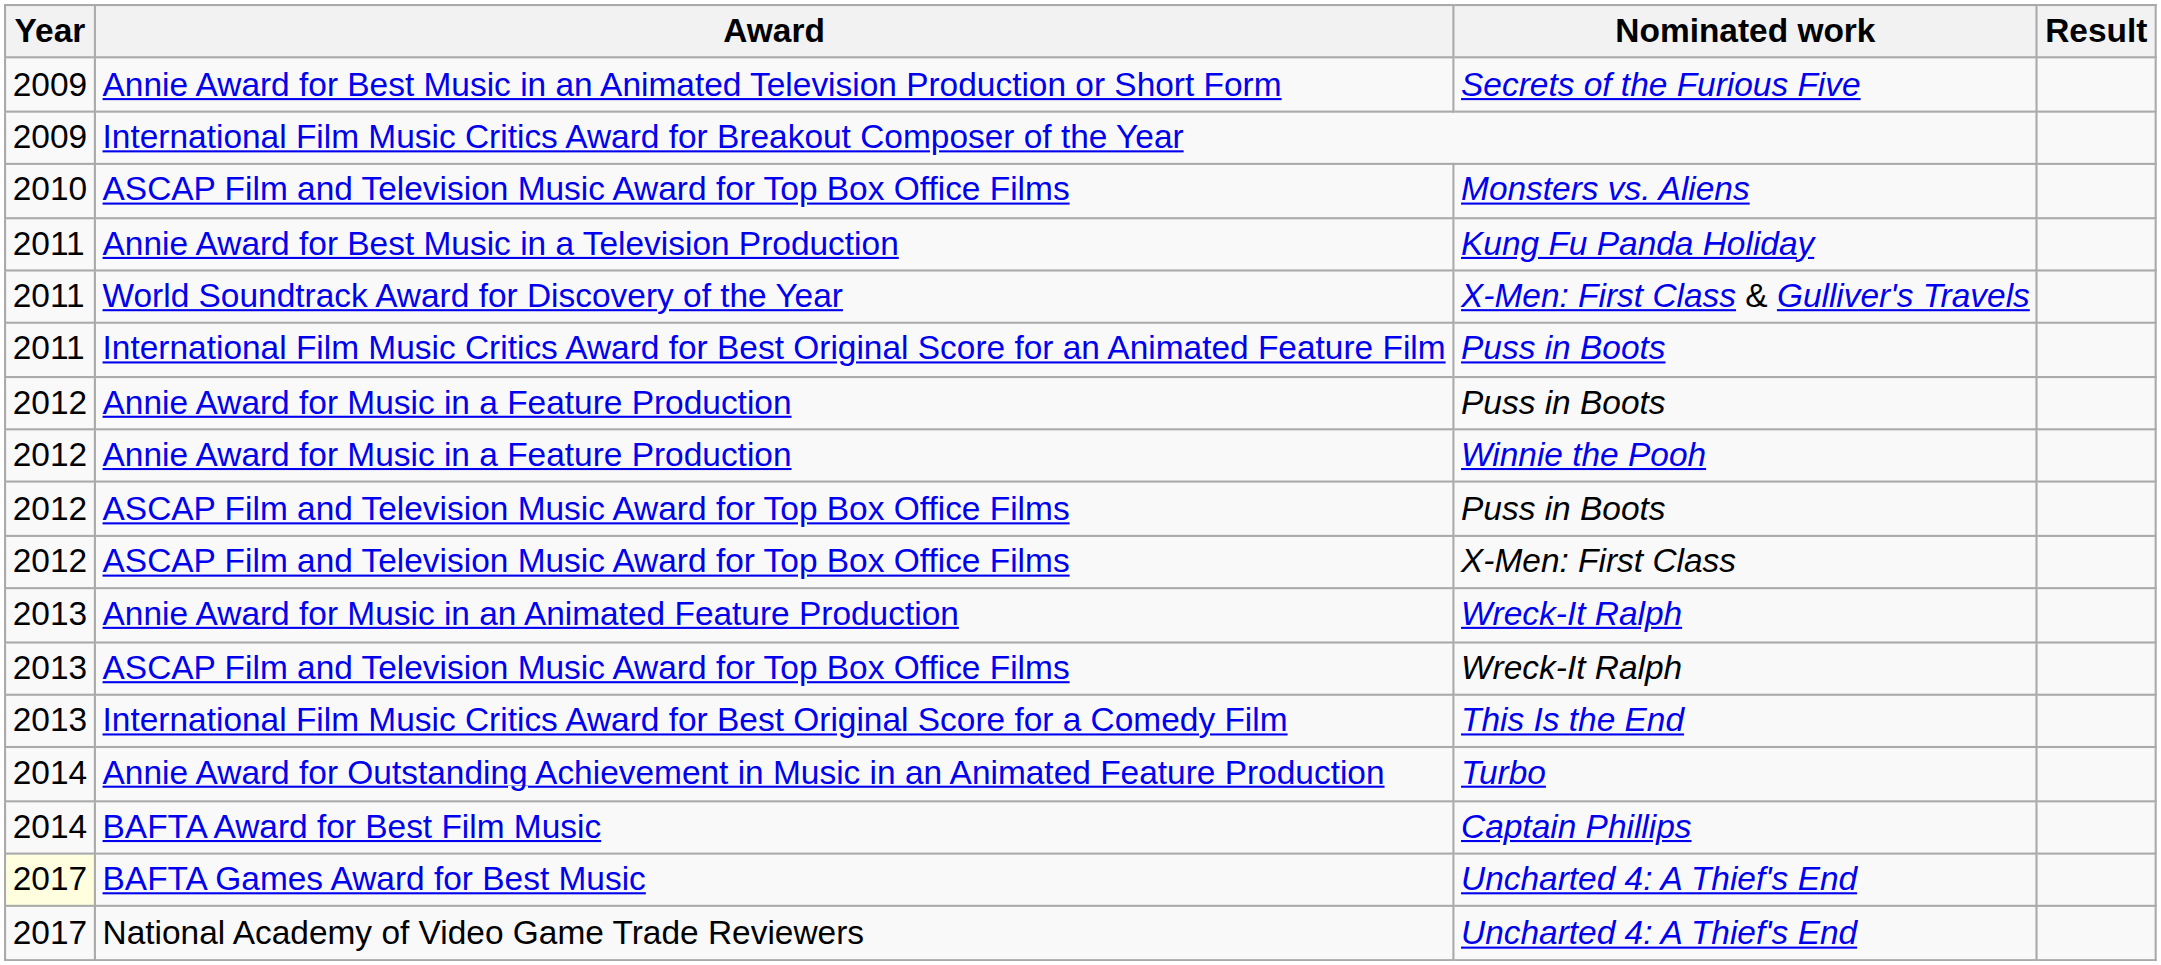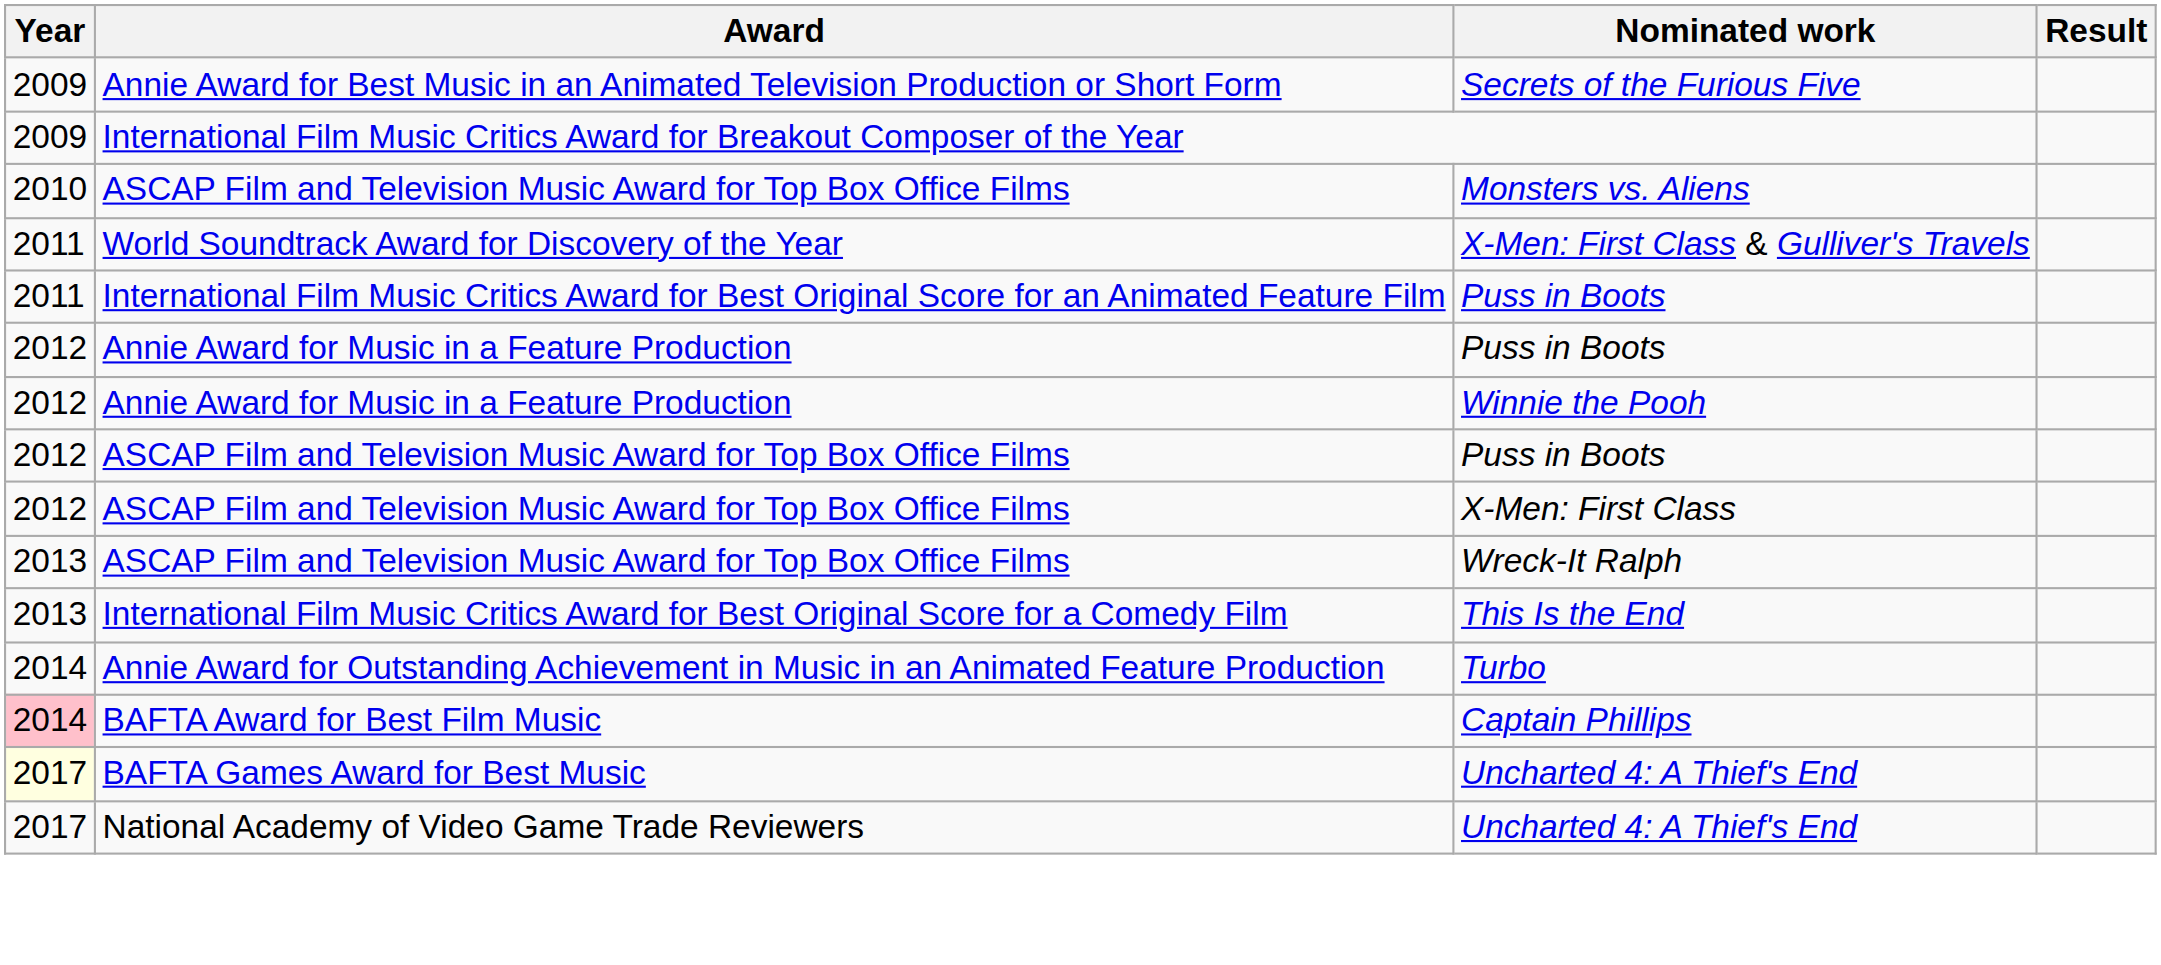- row: (501, 243)
- row: (531, 614)
(50, 826) no background -> (50, 720) pink background
